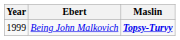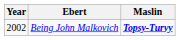(16, 27) 1999 -> (16, 27) 2002
